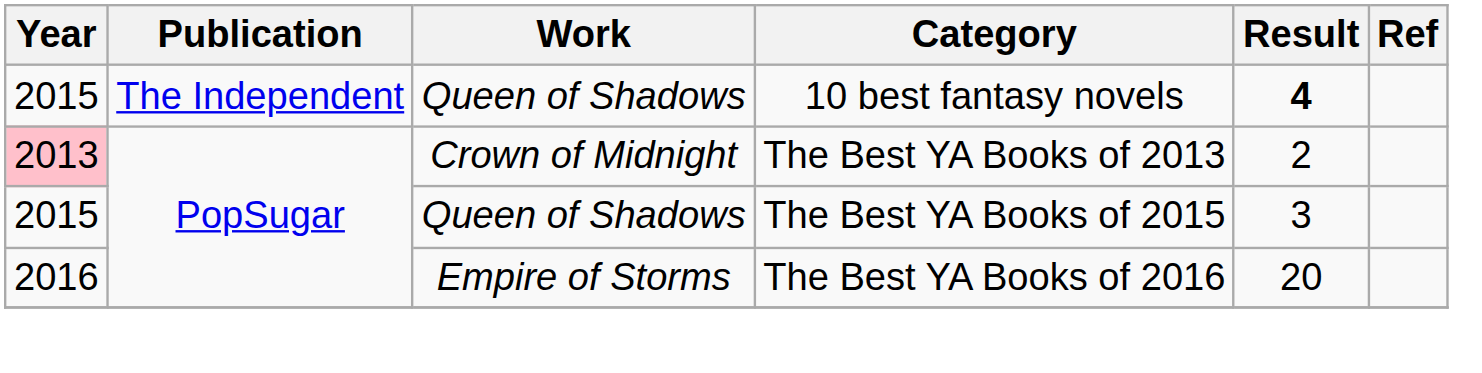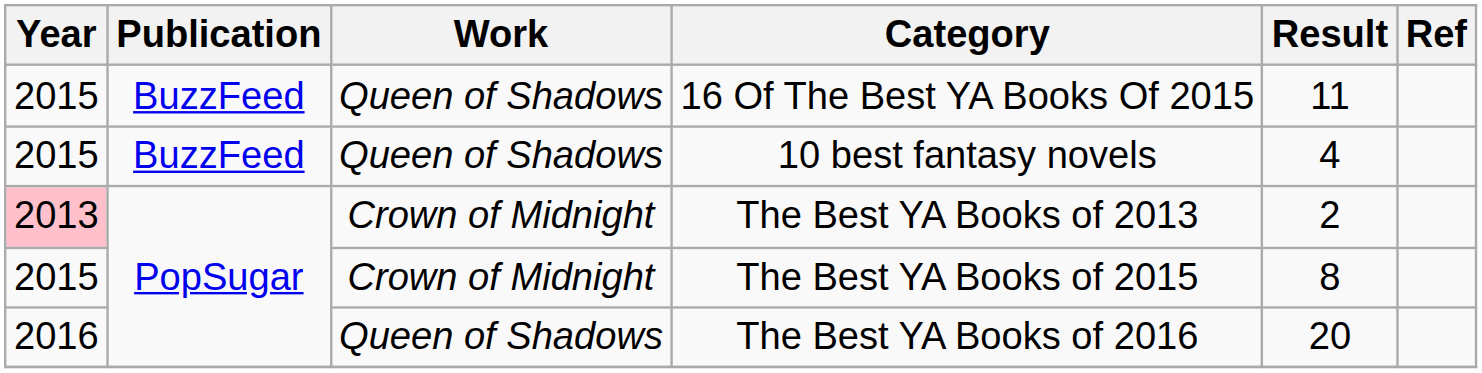+ row: (967, 95)
(260, 95) The Independent -> (219, 155) BuzzFeed
(1301, 95) bold -> (1330, 155) normal
(584, 215) Queen of Shadows -> (501, 276) Crown of Midnight
(1301, 215) 3 -> (1330, 276) 8
(584, 276) Empire of Storms -> (501, 336) Queen of Shadows
